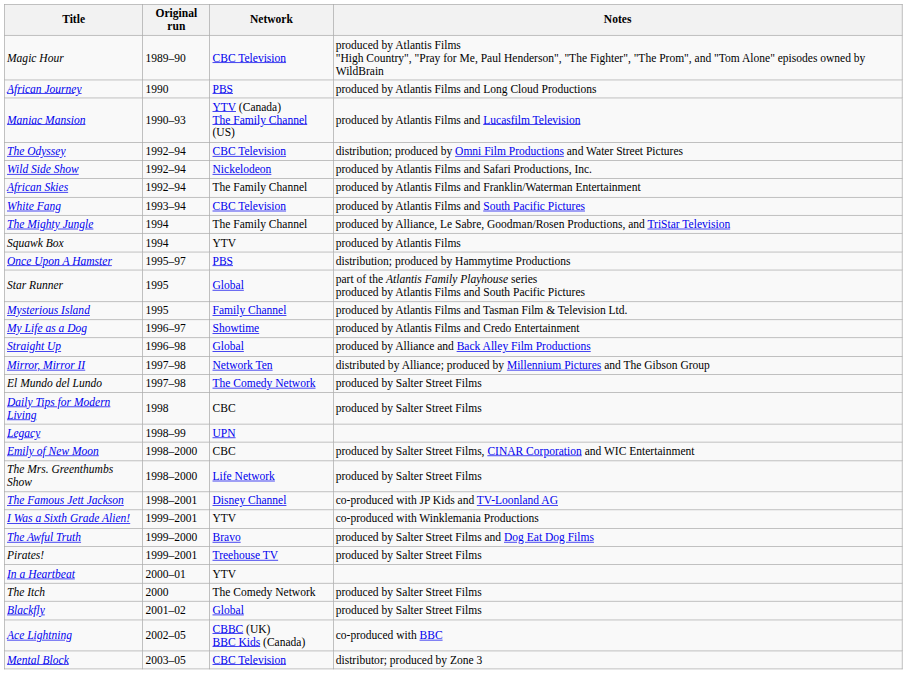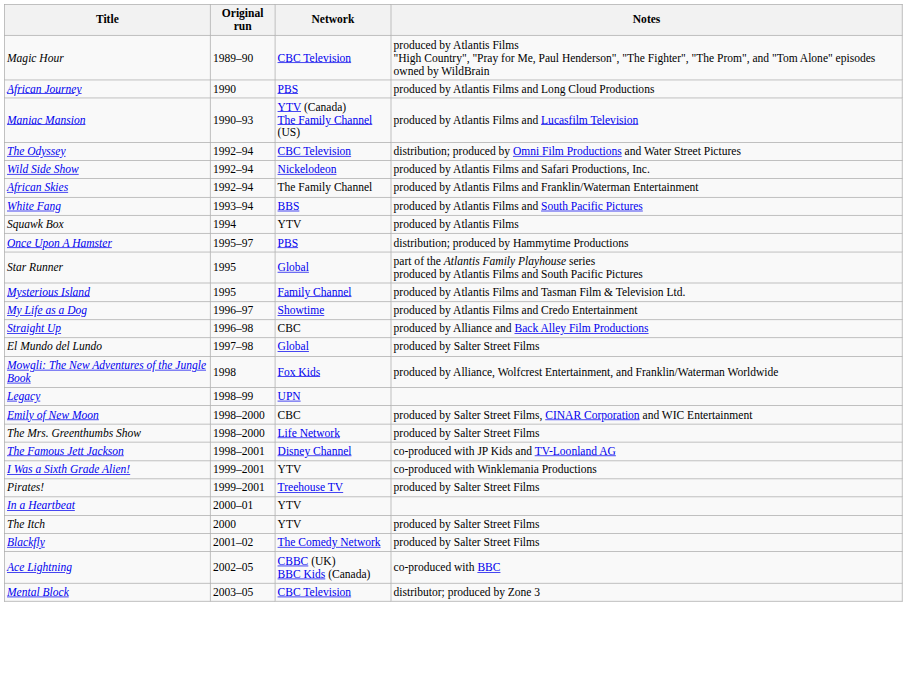(249, 206) CBC Television -> (288, 206) BBS
- row: (50, 224)
(228, 347) Global -> (289, 328) CBC
- row: (46, 365)
(264, 383) The Comedy Network -> (293, 347) Global
+ row: (107, 371)
- row: (59, 408)
- row: (44, 537)
(264, 592) The Comedy Network -> (289, 524) YTV
(228, 610) Global -> (329, 542) The Comedy Network
